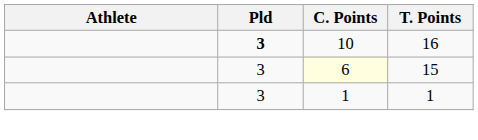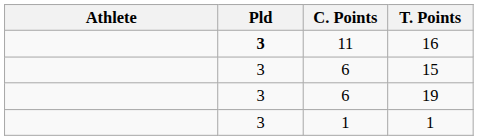(345, 43) 10 -> (345, 43) 11
(345, 69) lightyellow background -> (345, 69) no background
+ row: (430, 95)
